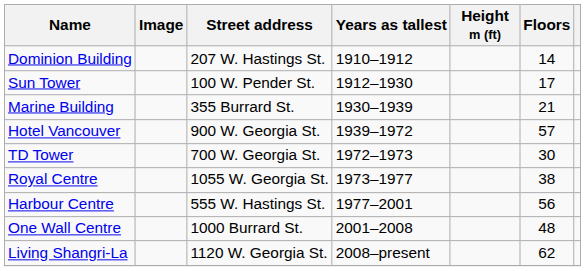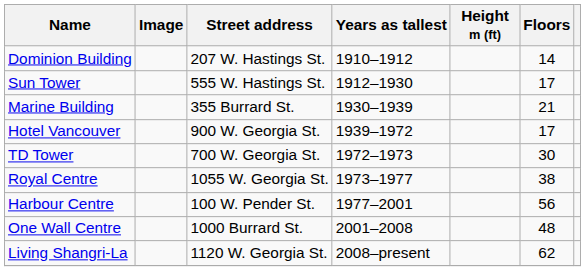(253, 82) 100 W. Pender St. -> (258, 82) 555 W. Hastings St.
(547, 131) 57 -> (547, 131) 17
(258, 204) 555 W. Hastings St. -> (253, 204) 100 W. Pender St.
